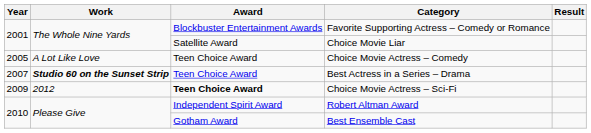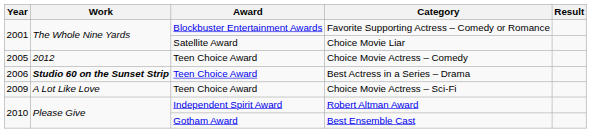(66, 58) A Lot Like Love -> (44, 58) 2012
(17, 74) 2007 -> (17, 74) 2006
(44, 89) 2012 -> (66, 89) A Lot Like Love
(218, 89) bold -> (215, 89) normal
